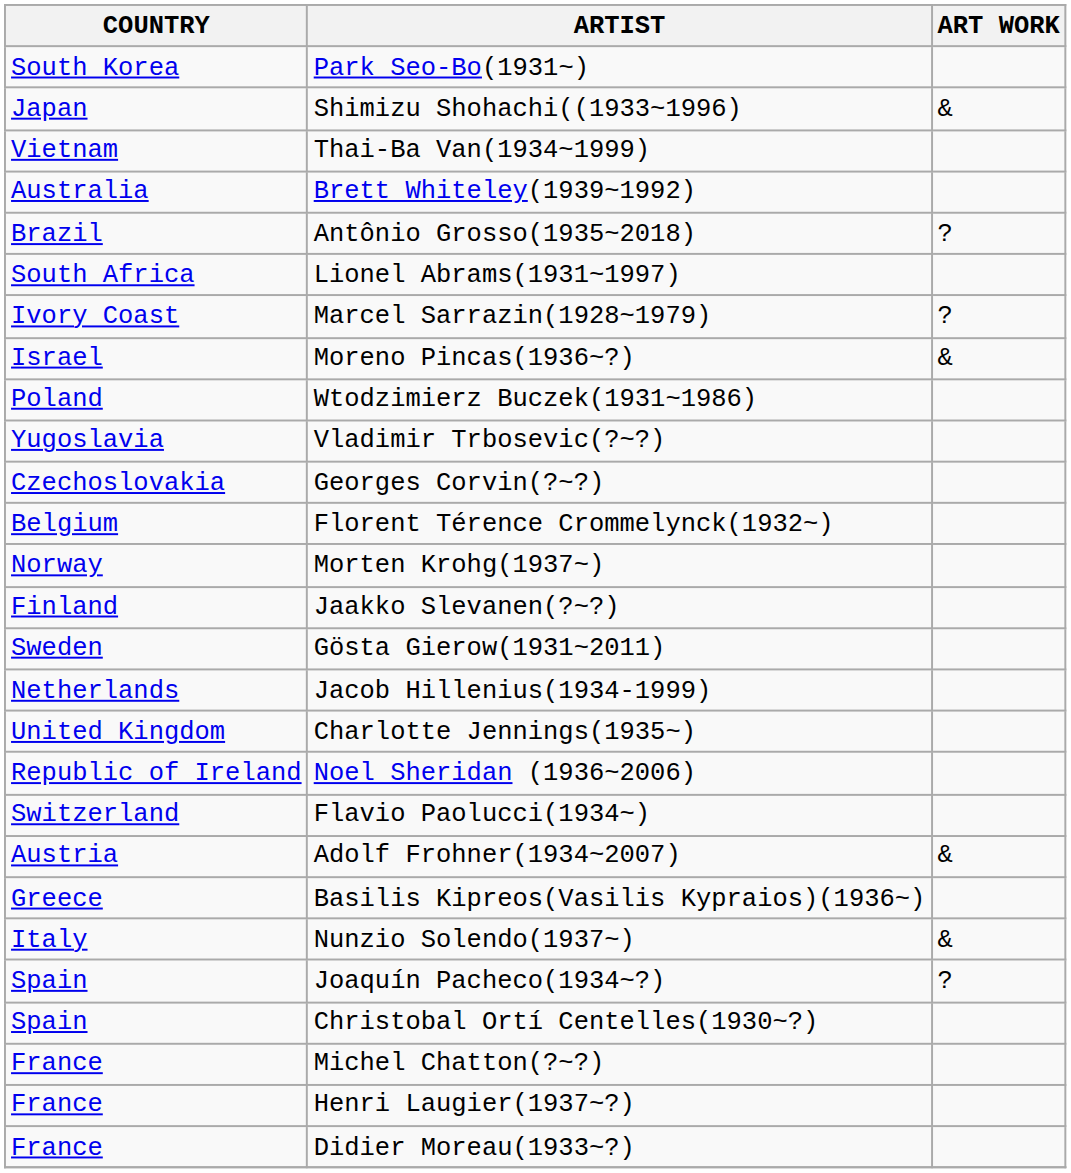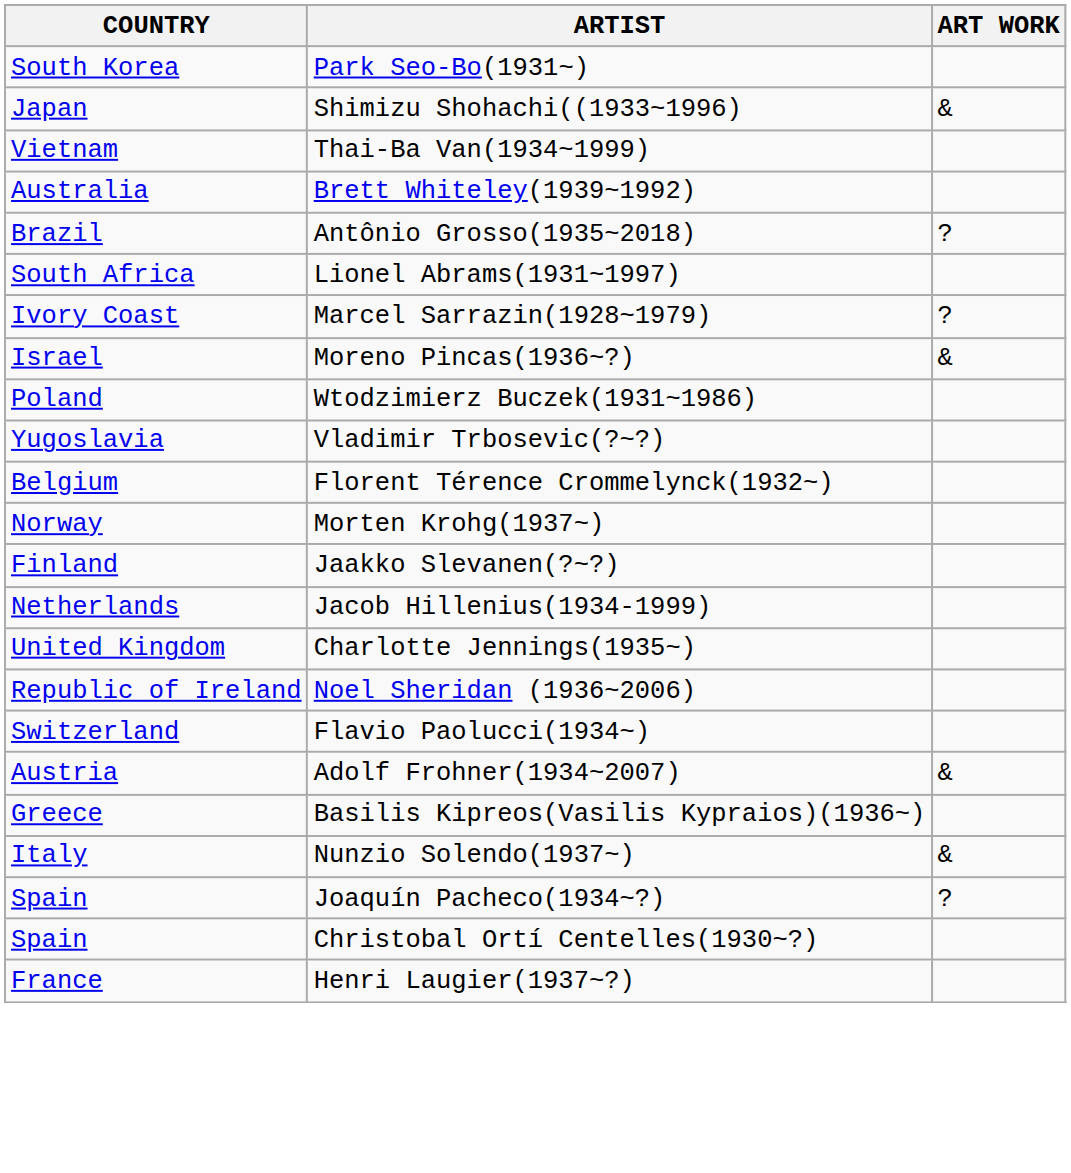- row: (459, 483)
- row: (490, 649)
- row: (459, 1064)
- row: (474, 1147)
